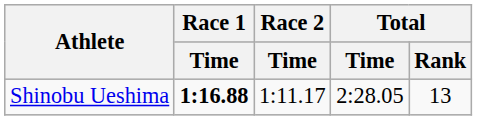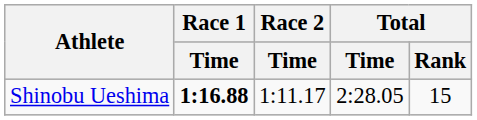(440, 96) 13 -> (440, 96) 15
